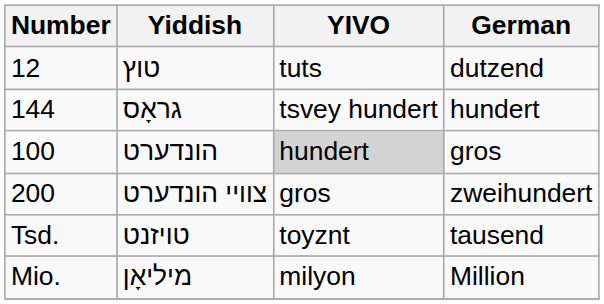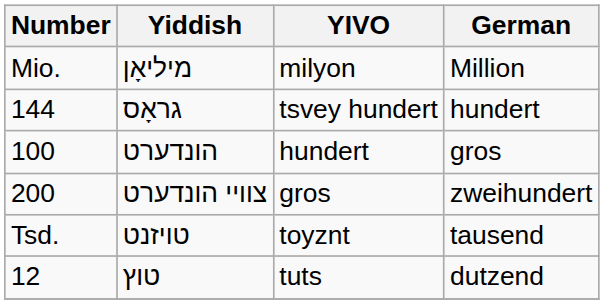rows swapped: (142, 67) <-> (157, 277)
(324, 151) lightgrey background -> (324, 151) no background
